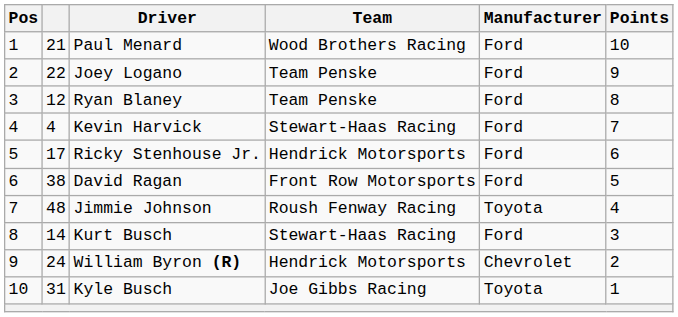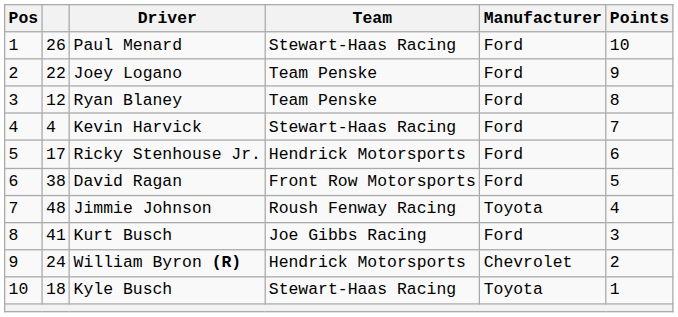(56, 45) 21 -> (56, 45) 26
(367, 45) Wood Brothers Racing -> (362, 45) Stewart-Haas Racing
(56, 236) 14 -> (56, 236) 41
(362, 236) Stewart-Haas Racing -> (348, 236) Joe Gibbs Racing
(56, 290) 31 -> (56, 290) 18
(348, 290) Joe Gibbs Racing -> (362, 290) Stewart-Haas Racing
